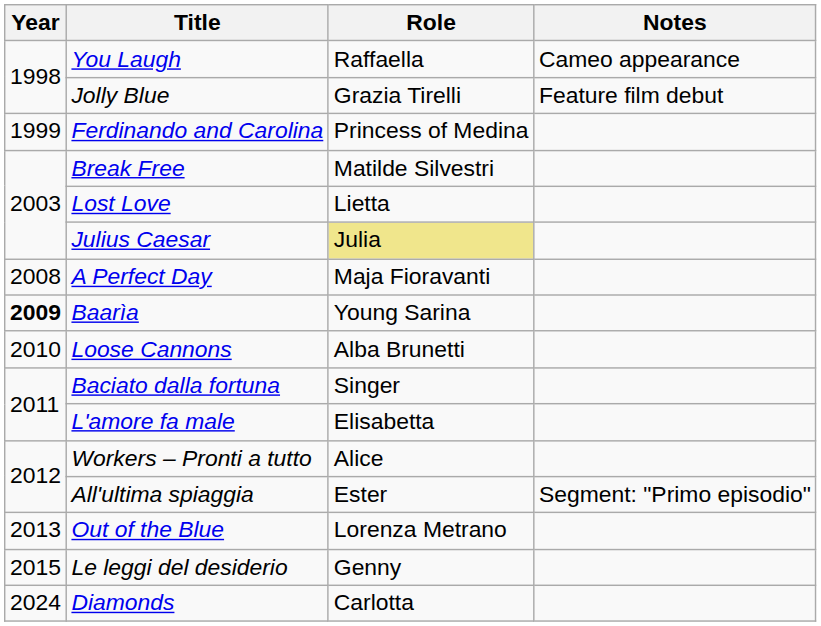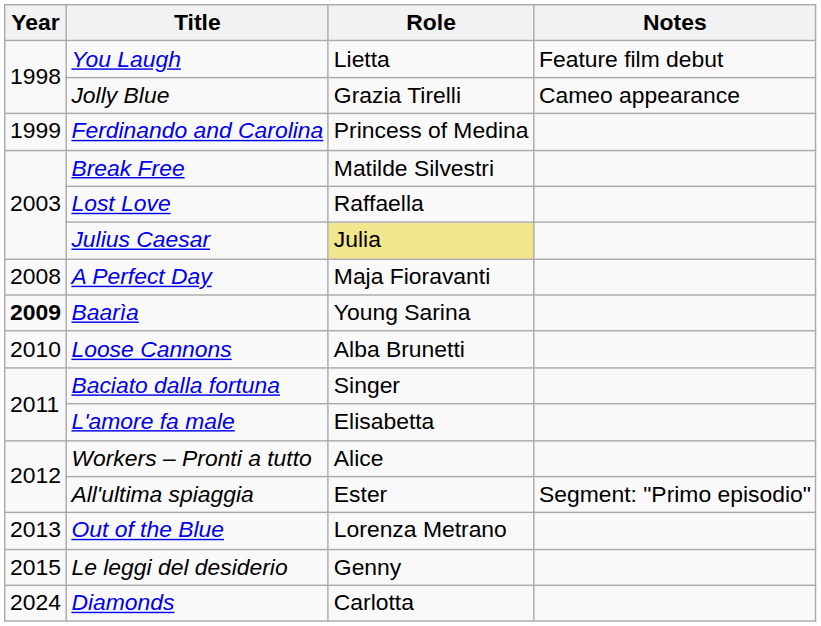(379, 58) Raffaella -> (362, 58) Lietta
(639, 58) Cameo appearance -> (631, 58) Feature film debut
(631, 95) Feature film debut -> (639, 95) Cameo appearance
(362, 204) Lietta -> (379, 204) Raffaella
